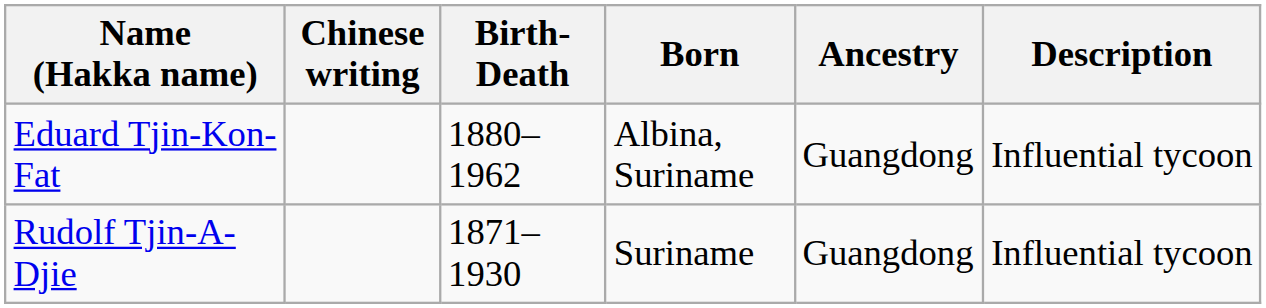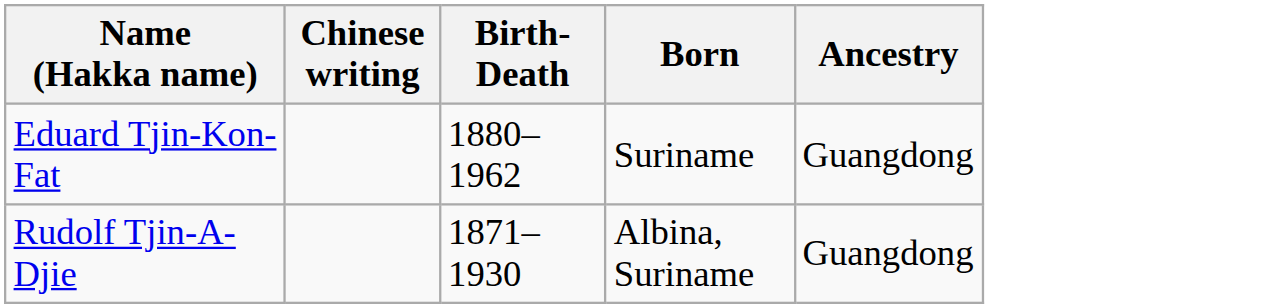- column: (1122, 54)
(684, 153) Albina, Suriname -> (684, 153) Suriname
(684, 252) Suriname -> (684, 252) Albina, Suriname
